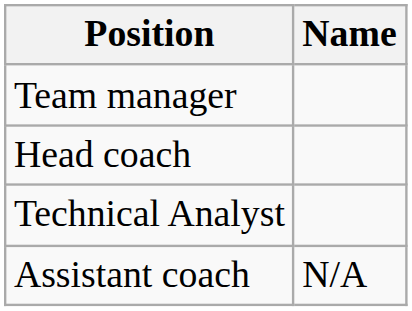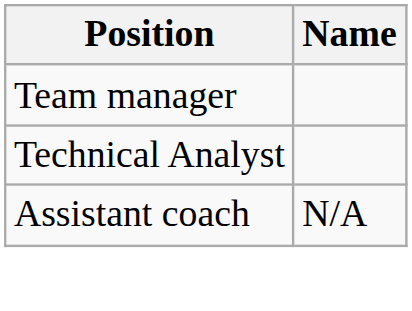- row: (102, 154)
